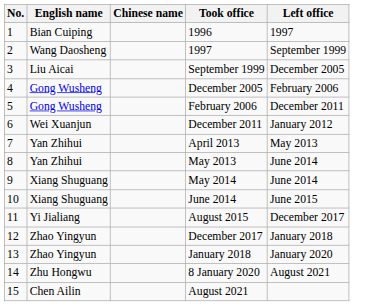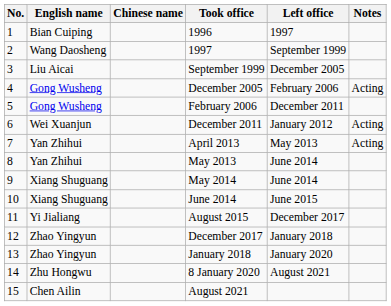+ column: (367, 13)
